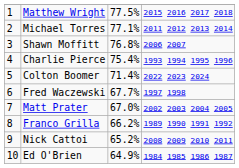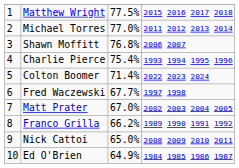(125, 28) 77.1% -> (125, 28) 77.0%
(125, 139) 65.2% -> (125, 139) 65.0%
